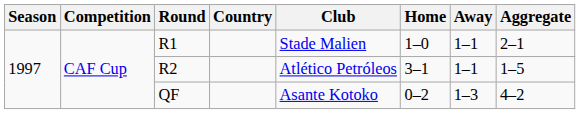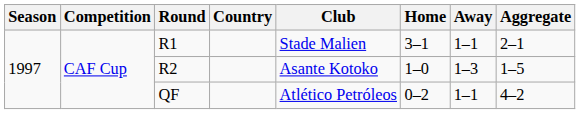(417, 43) 1–0 -> (417, 43) 3–1
(338, 69) Atlético Petróleos -> (329, 69) Asante Kotoko
(417, 69) 3–1 -> (417, 69) 1–0
(466, 69) 1–1 -> (466, 69) 1–3
(329, 95) Asante Kotoko -> (338, 95) Atlético Petróleos
(466, 95) 1–3 -> (466, 95) 1–1
